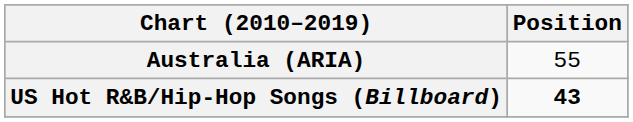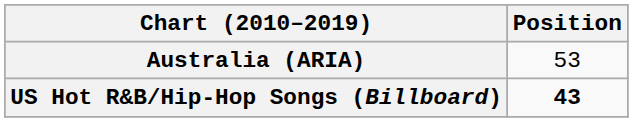(567, 60) 55 -> (567, 60) 53
